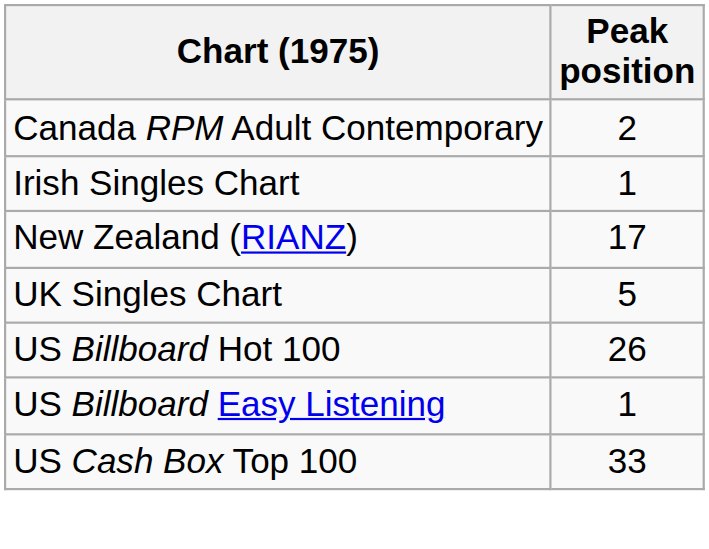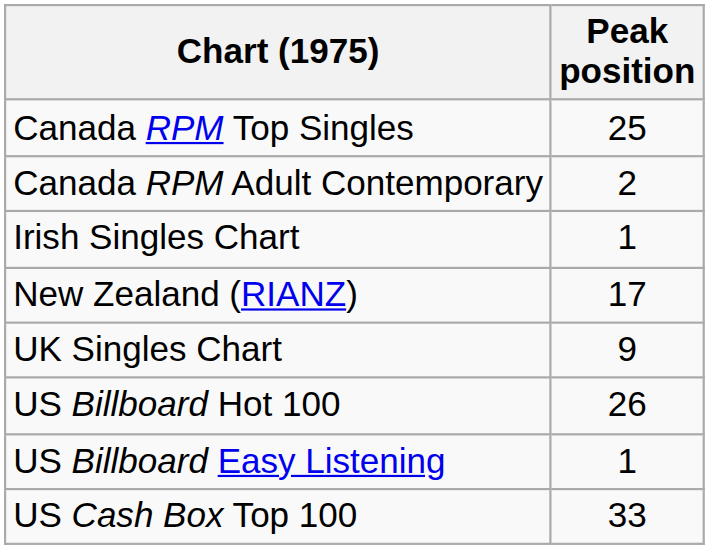+ row: (213, 127)
(627, 293) 5 -> (627, 349) 9
